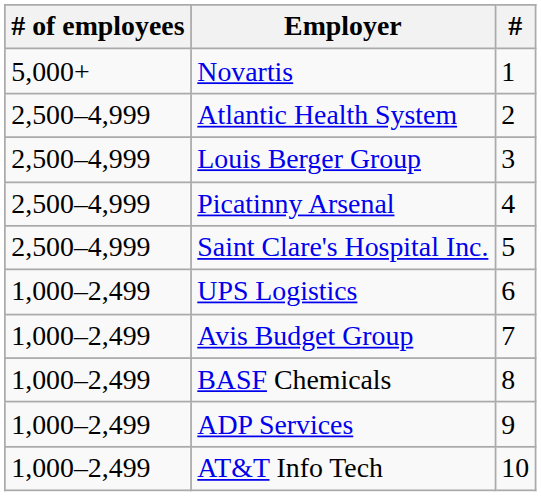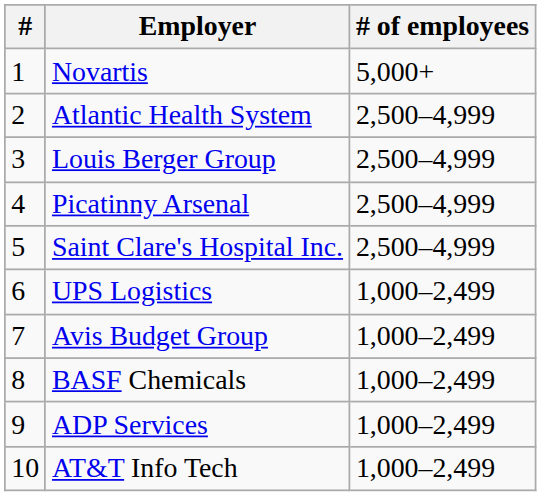columns swapped: (515, 26) <-> (98, 26)
